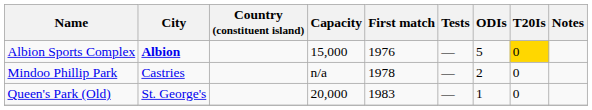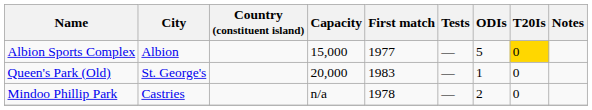(161, 51) bold -> (160, 51) normal
(382, 51) 1976 -> (382, 51) 1977
rows swapped: (62, 72) <-> (59, 94)
